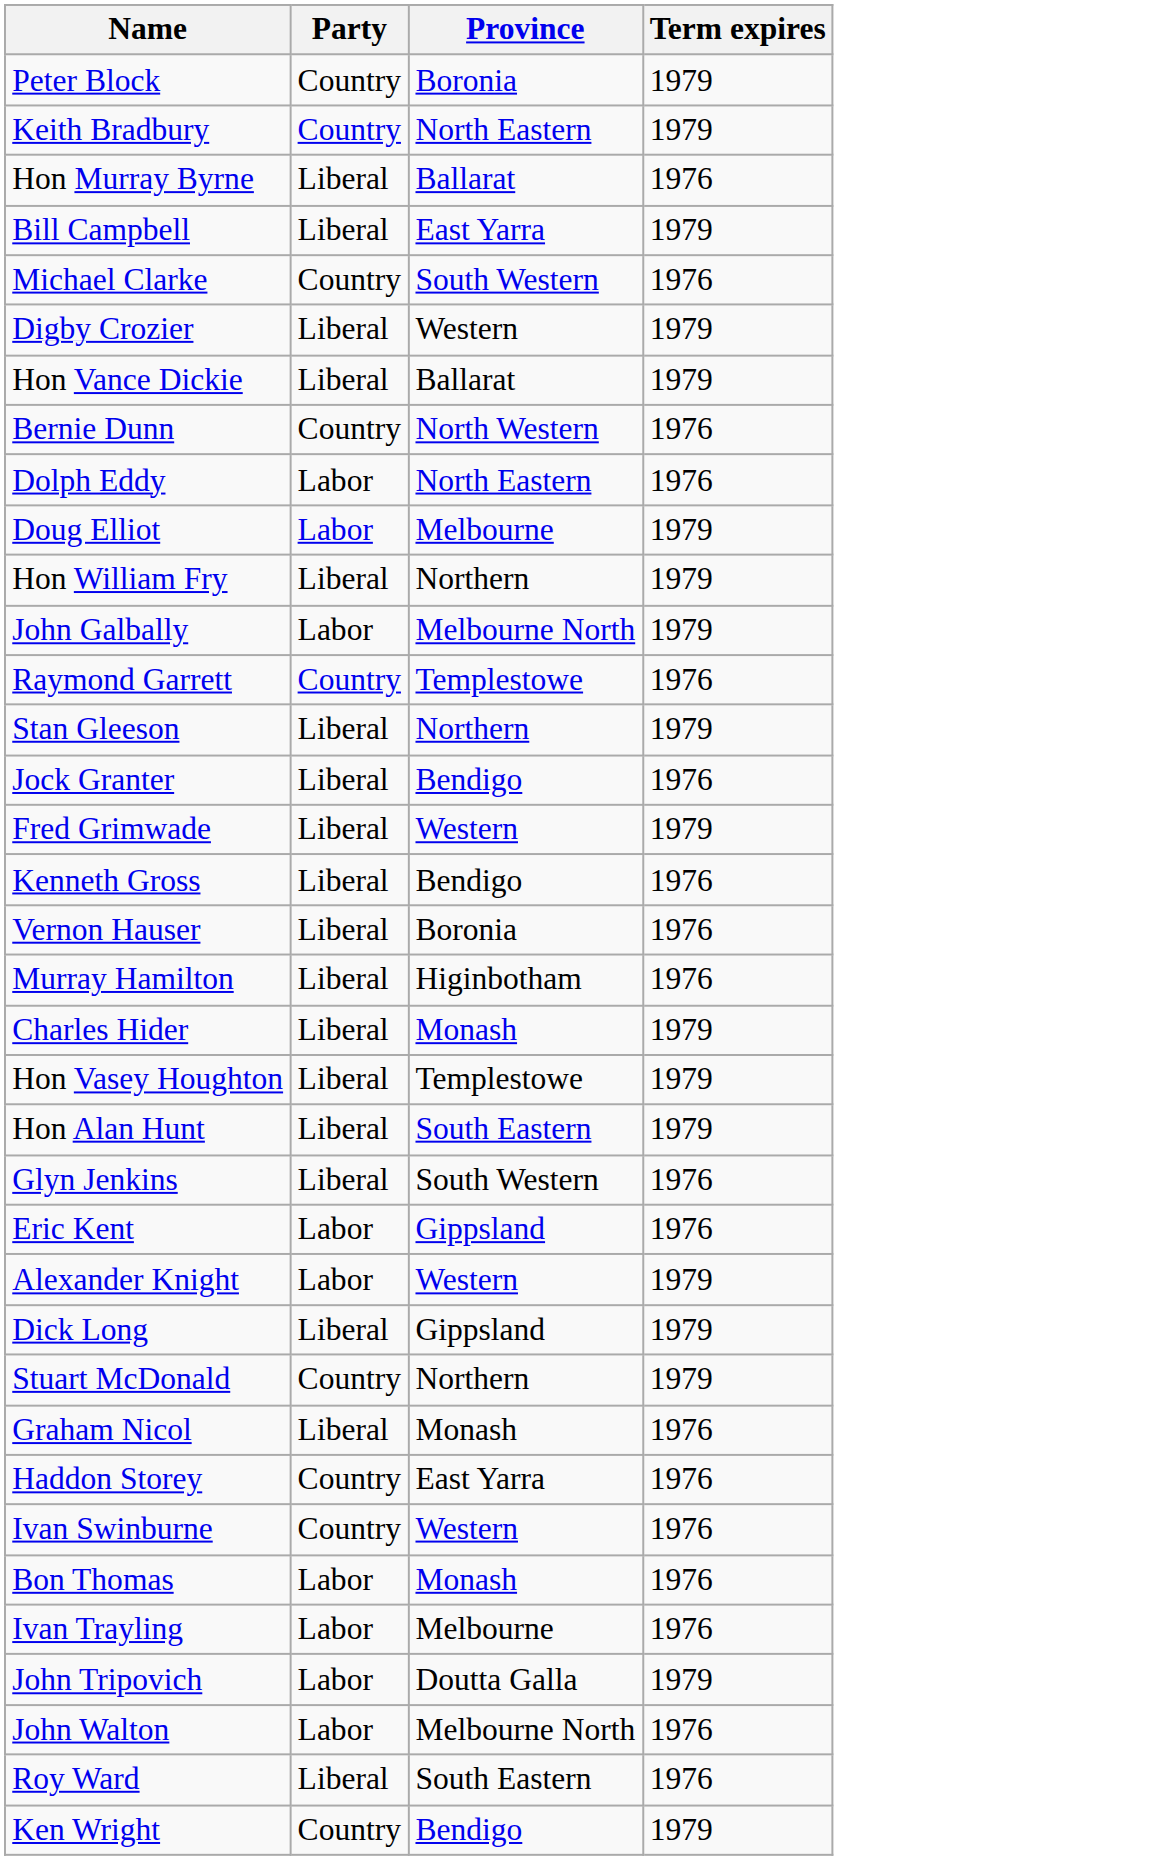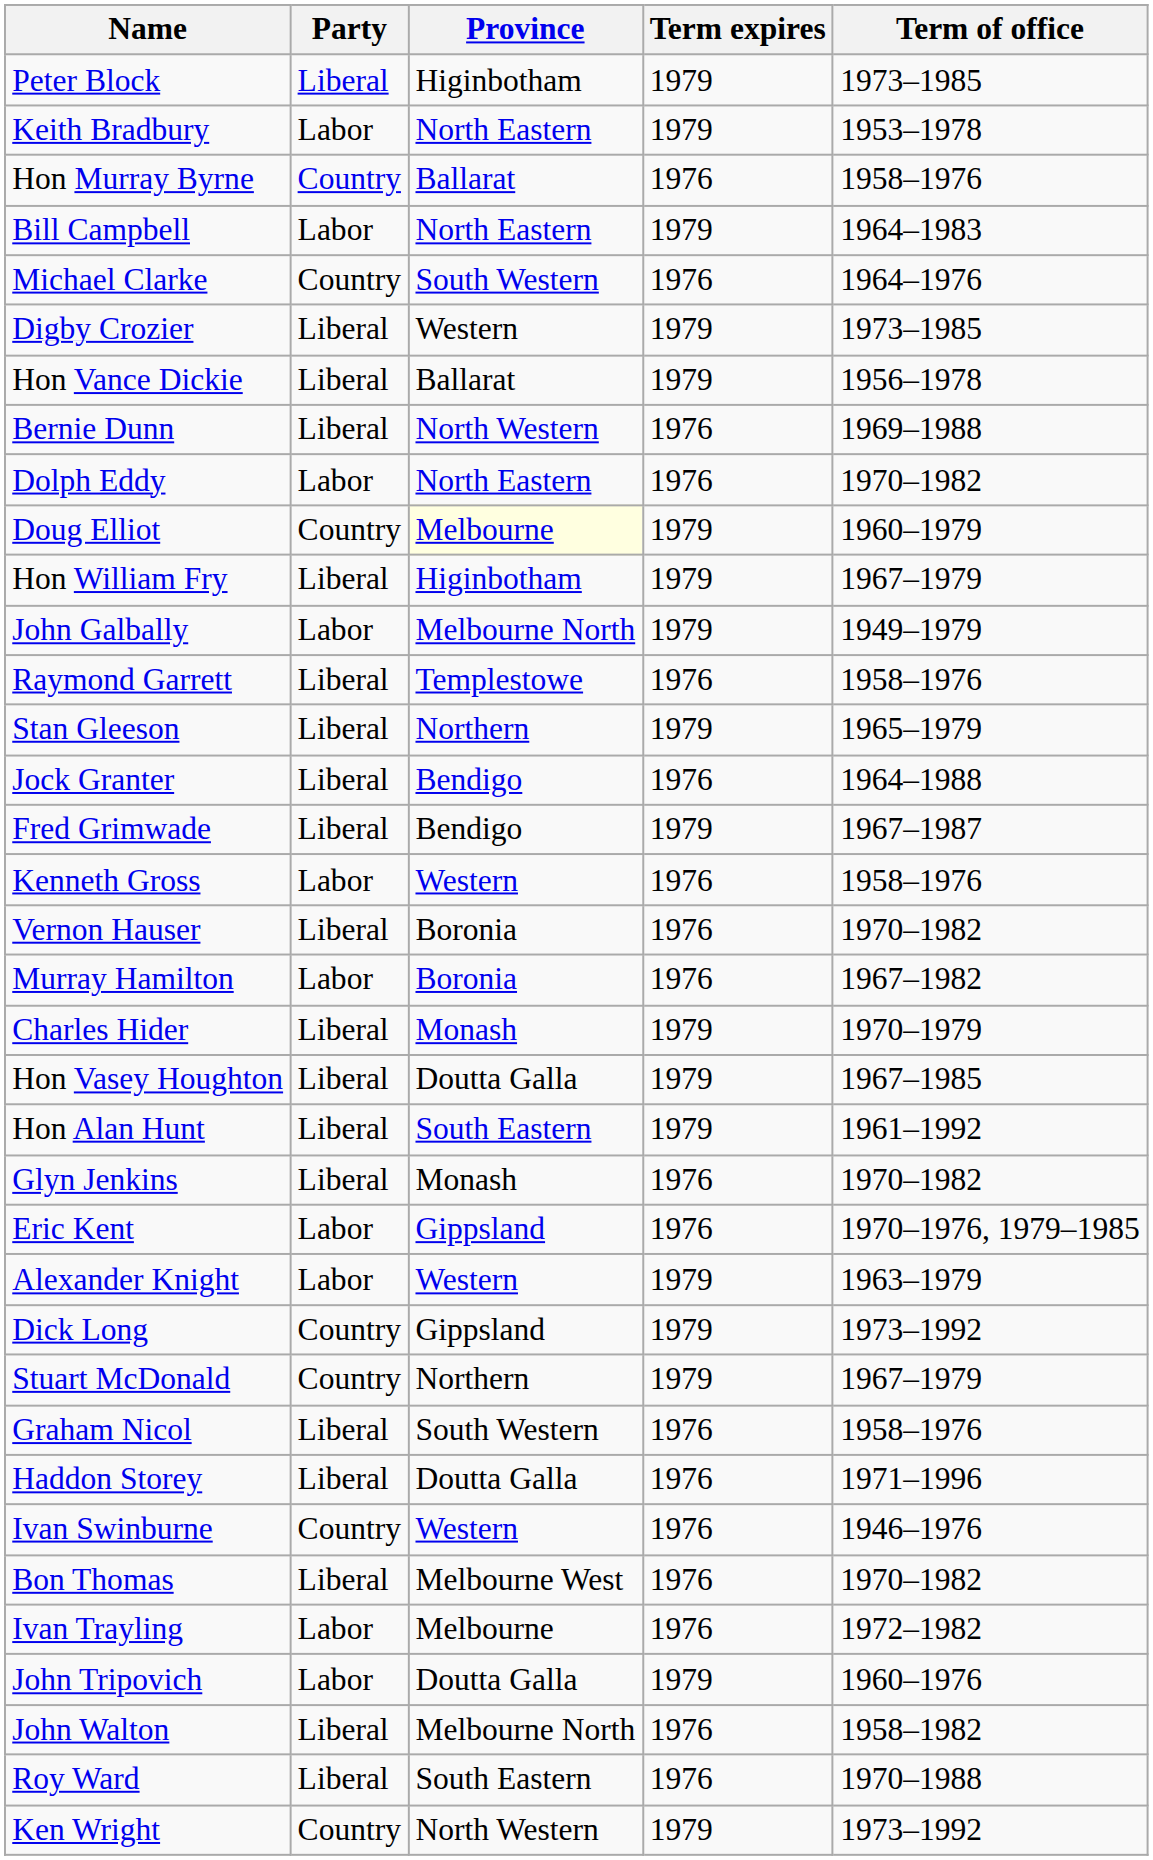+ column: (990, 29)
(349, 79) Country -> (343, 79) Liberal
(466, 79) Boronia -> (499, 79) Higinbotham
(349, 129) Country -> (335, 129) Labor
(343, 179) Liberal -> (349, 179) Country
(343, 229) Liberal -> (335, 229) Labor
(480, 229) East Yarra -> (503, 229) North Eastern
(349, 429) Country -> (343, 429) Liberal
(335, 529) Labor -> (349, 529) Country
(485, 529) no background -> (485, 529) lightyellow background
(472, 579) Northern -> (499, 579) Higinbotham
(349, 679) Country -> (343, 679) Liberal
(467, 829) Western -> (469, 829) Bendigo
(343, 879) Liberal -> (335, 879) Labor
(469, 879) Bendigo -> (467, 879) Western
(343, 979) Liberal -> (335, 979) Labor
(499, 979) Higinbotham -> (466, 979) Boronia
(499, 1079) Templestowe -> (496, 1079) Doutta Galla
(507, 1179) South Western -> (466, 1179) Monash
(343, 1329) Liberal -> (349, 1329) Country
(466, 1429) Monash -> (507, 1429) South Western
(349, 1479) Country -> (343, 1479) Liberal
(480, 1479) East Yarra -> (496, 1479) Doutta Galla
(335, 1579) Labor -> (343, 1579) Liberal
(466, 1579) Monash -> (519, 1579) Melbourne West
(335, 1729) Labor -> (343, 1729) Liberal
(469, 1829) Bendigo -> (507, 1829) North Western
